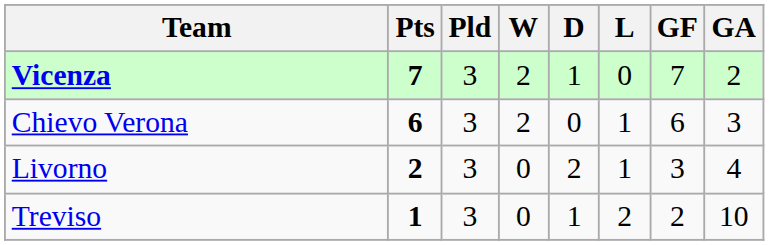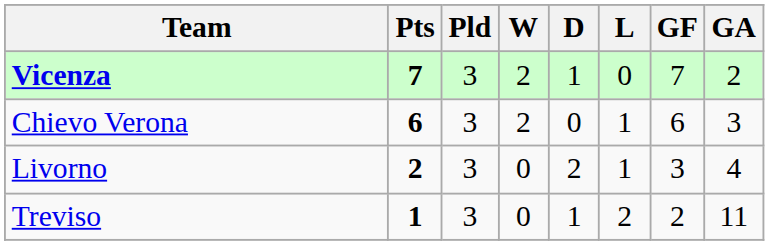(734, 215) 10 -> (734, 215) 11
